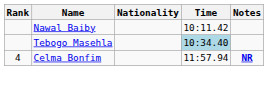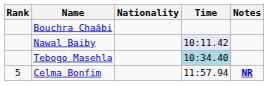+ row: (73, 27)
(206, 27) no background -> (206, 42) lavender background
(18, 58) 4 -> (18, 73) 5
